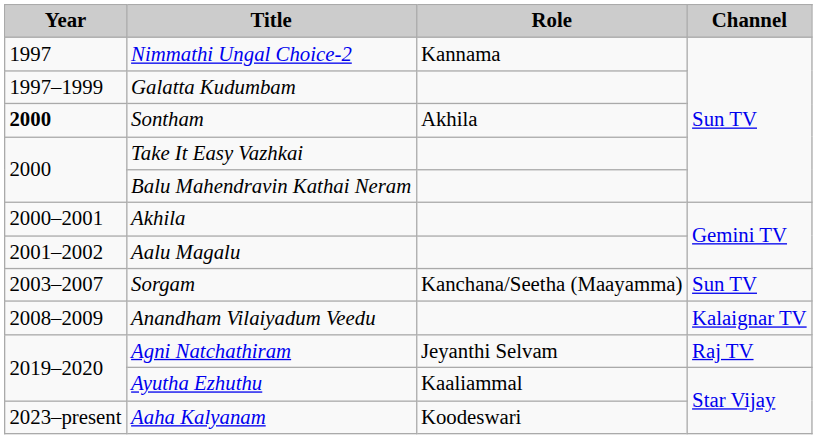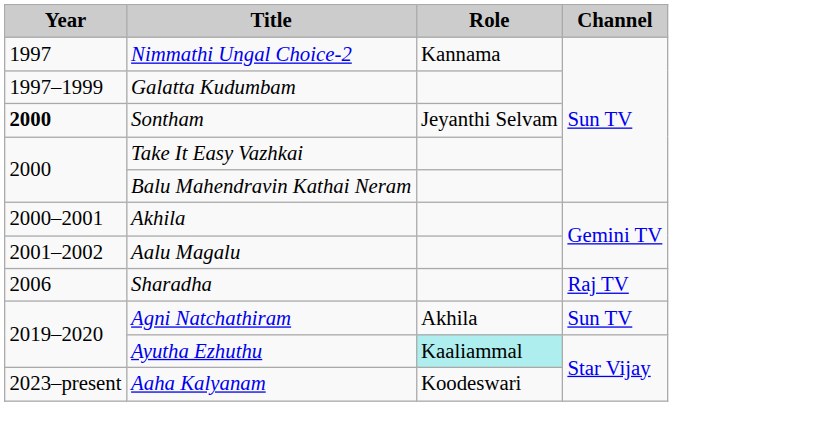(449, 119) Akhila -> (489, 119) Jeyanthi Selvam
- row: (163, 284)
+ row: (172, 284)
- row: (253, 317)
(489, 350) Jeyanthi Selvam -> (449, 317) Akhila
(723, 350) Raj TV -> (600, 317) Sun TV
(472, 383) no background -> (472, 350) paleturquoise background
